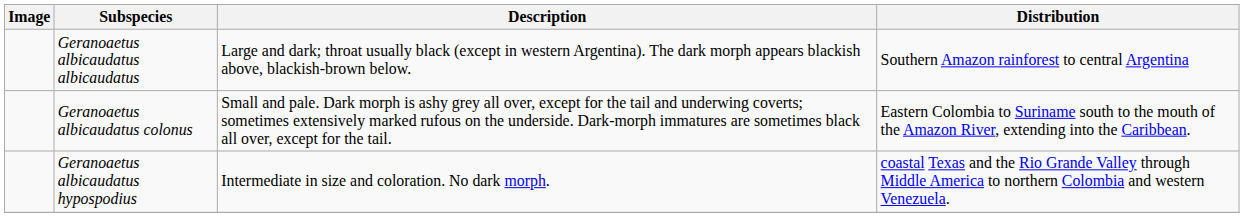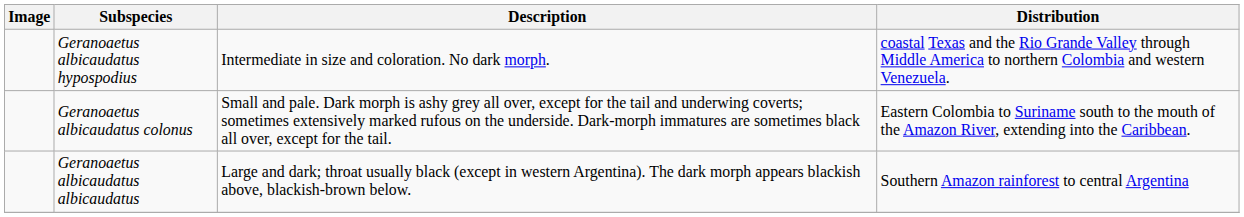rows swapped: (99, 181) <-> (99, 60)
